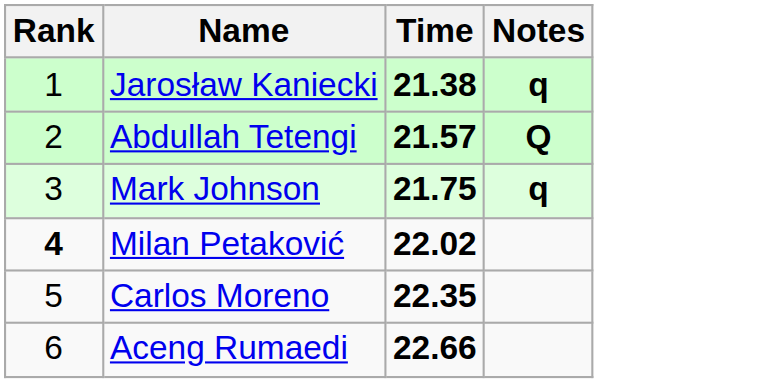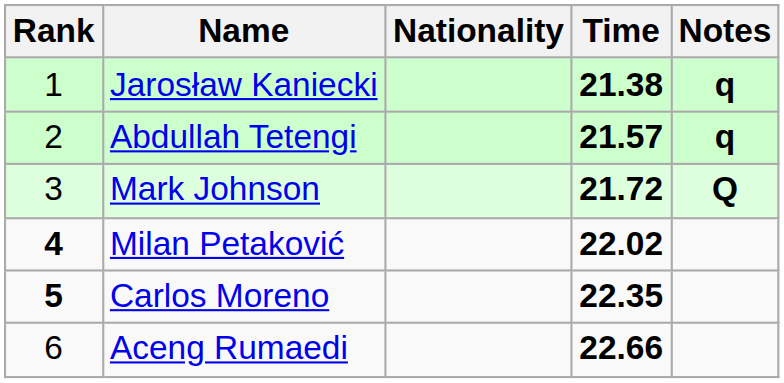+ column: (478, 31)
(539, 137) Q -> (725, 137) q
(435, 190) 21.75 -> (621, 190) 21.72
(539, 190) q -> (725, 190) Q
(54, 296) normal -> (54, 296) bold
